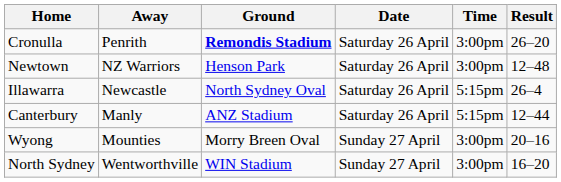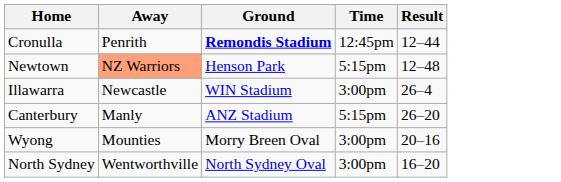- column: (394, 16)
(480, 41) 3:00pm -> (366, 41) 12:45pm
(530, 41) 26–20 -> (420, 41) 12–44
(141, 66) no background -> (141, 66) lightsalmon background
(480, 66) 3:00pm -> (362, 66) 5:15pm
(266, 90) North Sydney Oval -> (249, 90) WIN Stadium
(480, 90) 5:15pm -> (362, 90) 3:00pm
(530, 115) 12–44 -> (420, 115) 26–20
(249, 164) WIN Stadium -> (266, 164) North Sydney Oval
